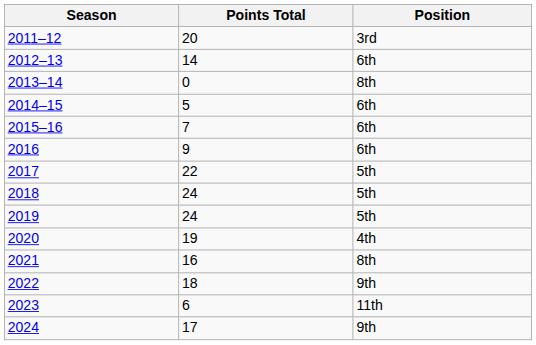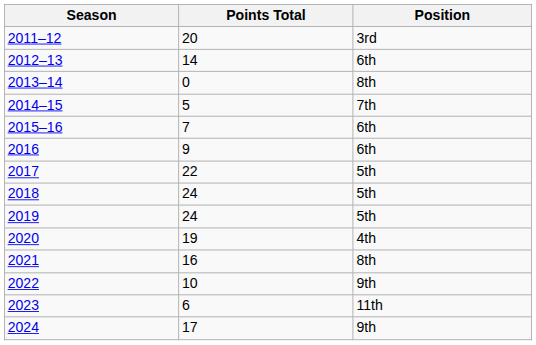(366, 104) 6th -> (366, 104) 7th
(190, 283) 18 -> (190, 283) 10
